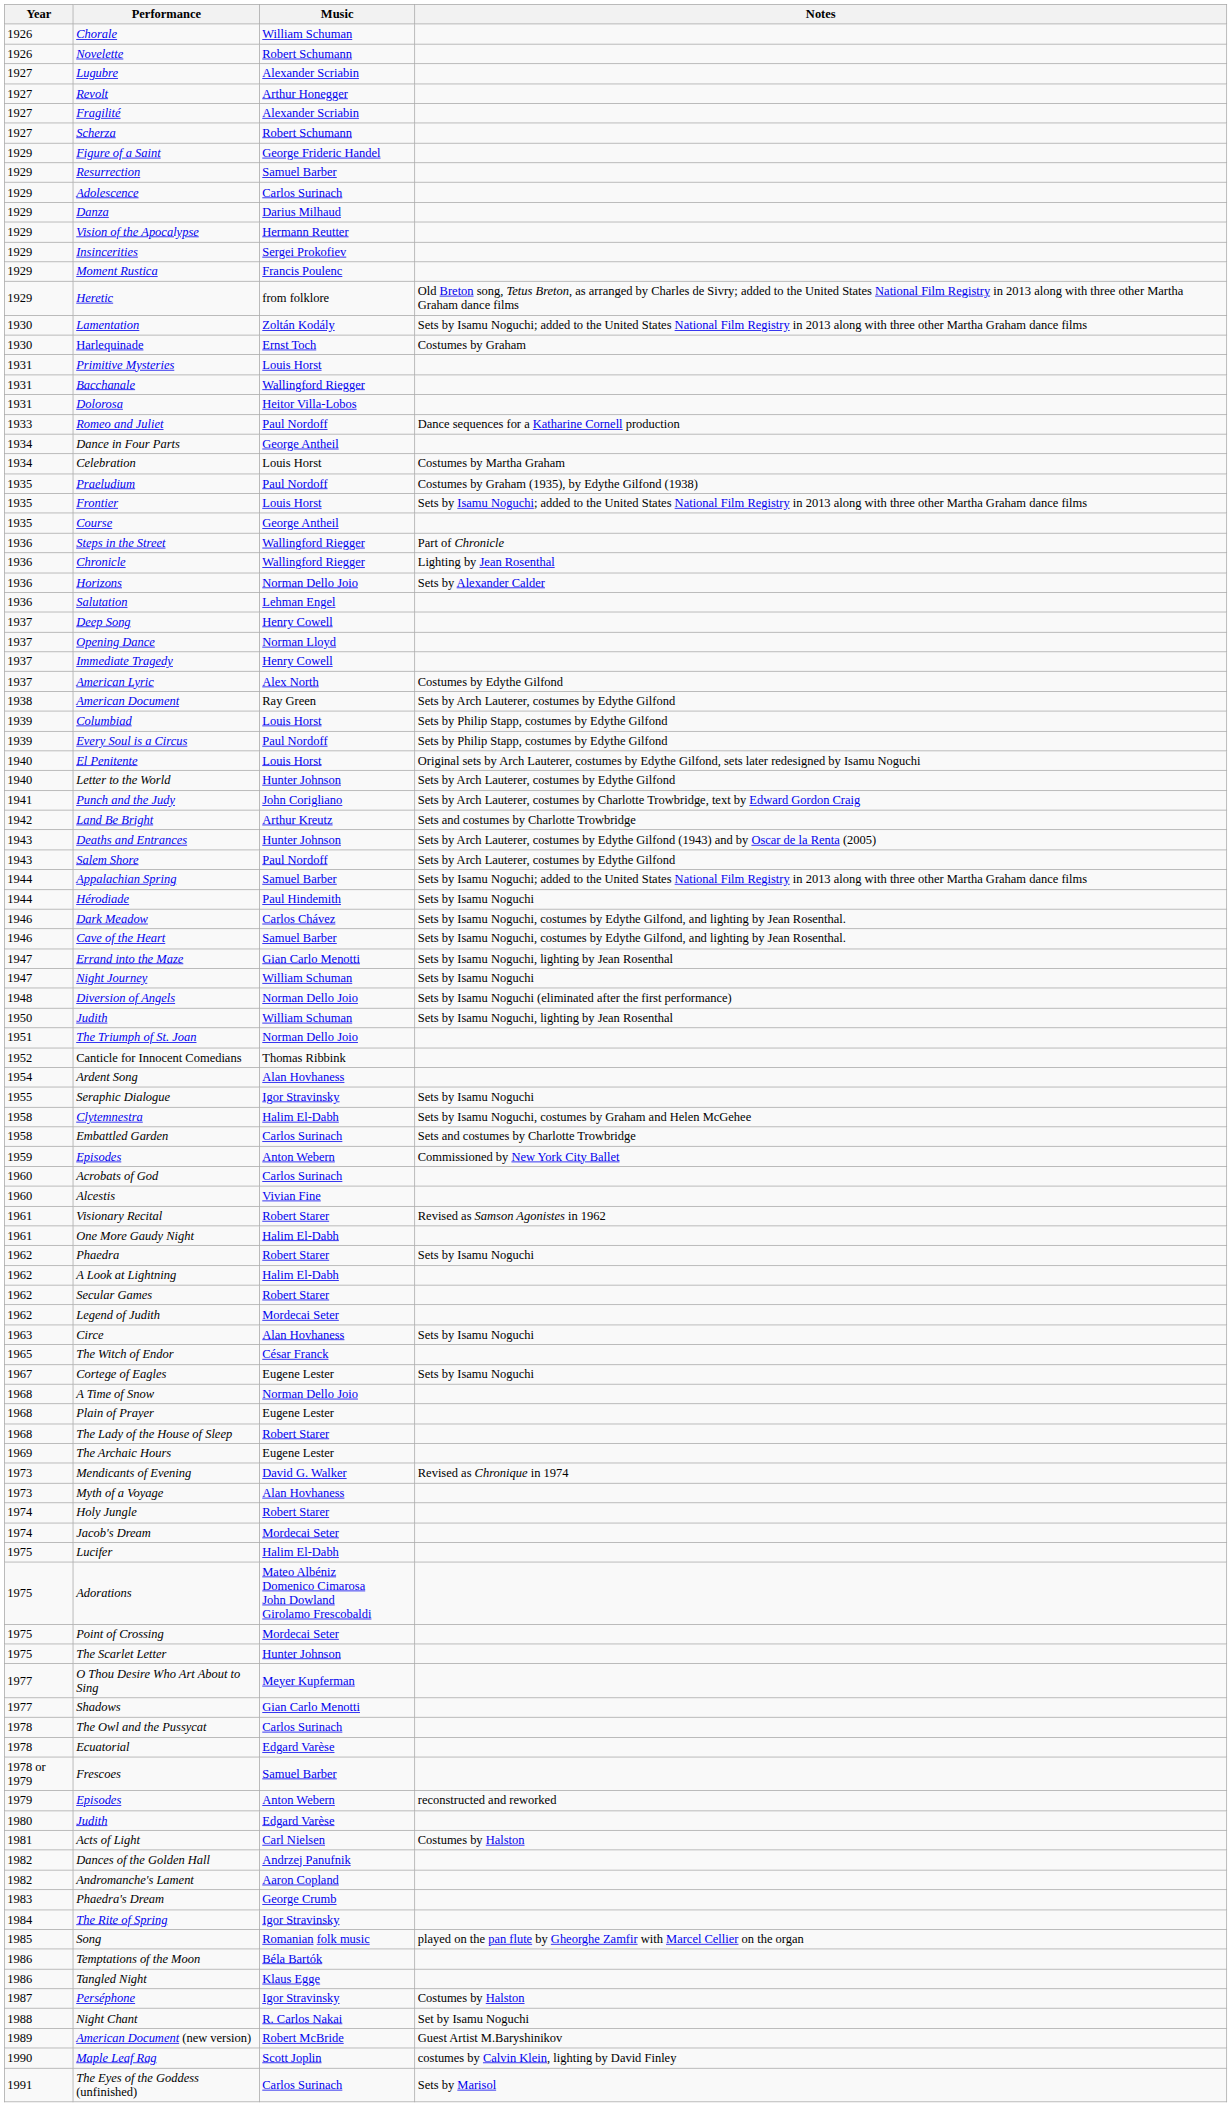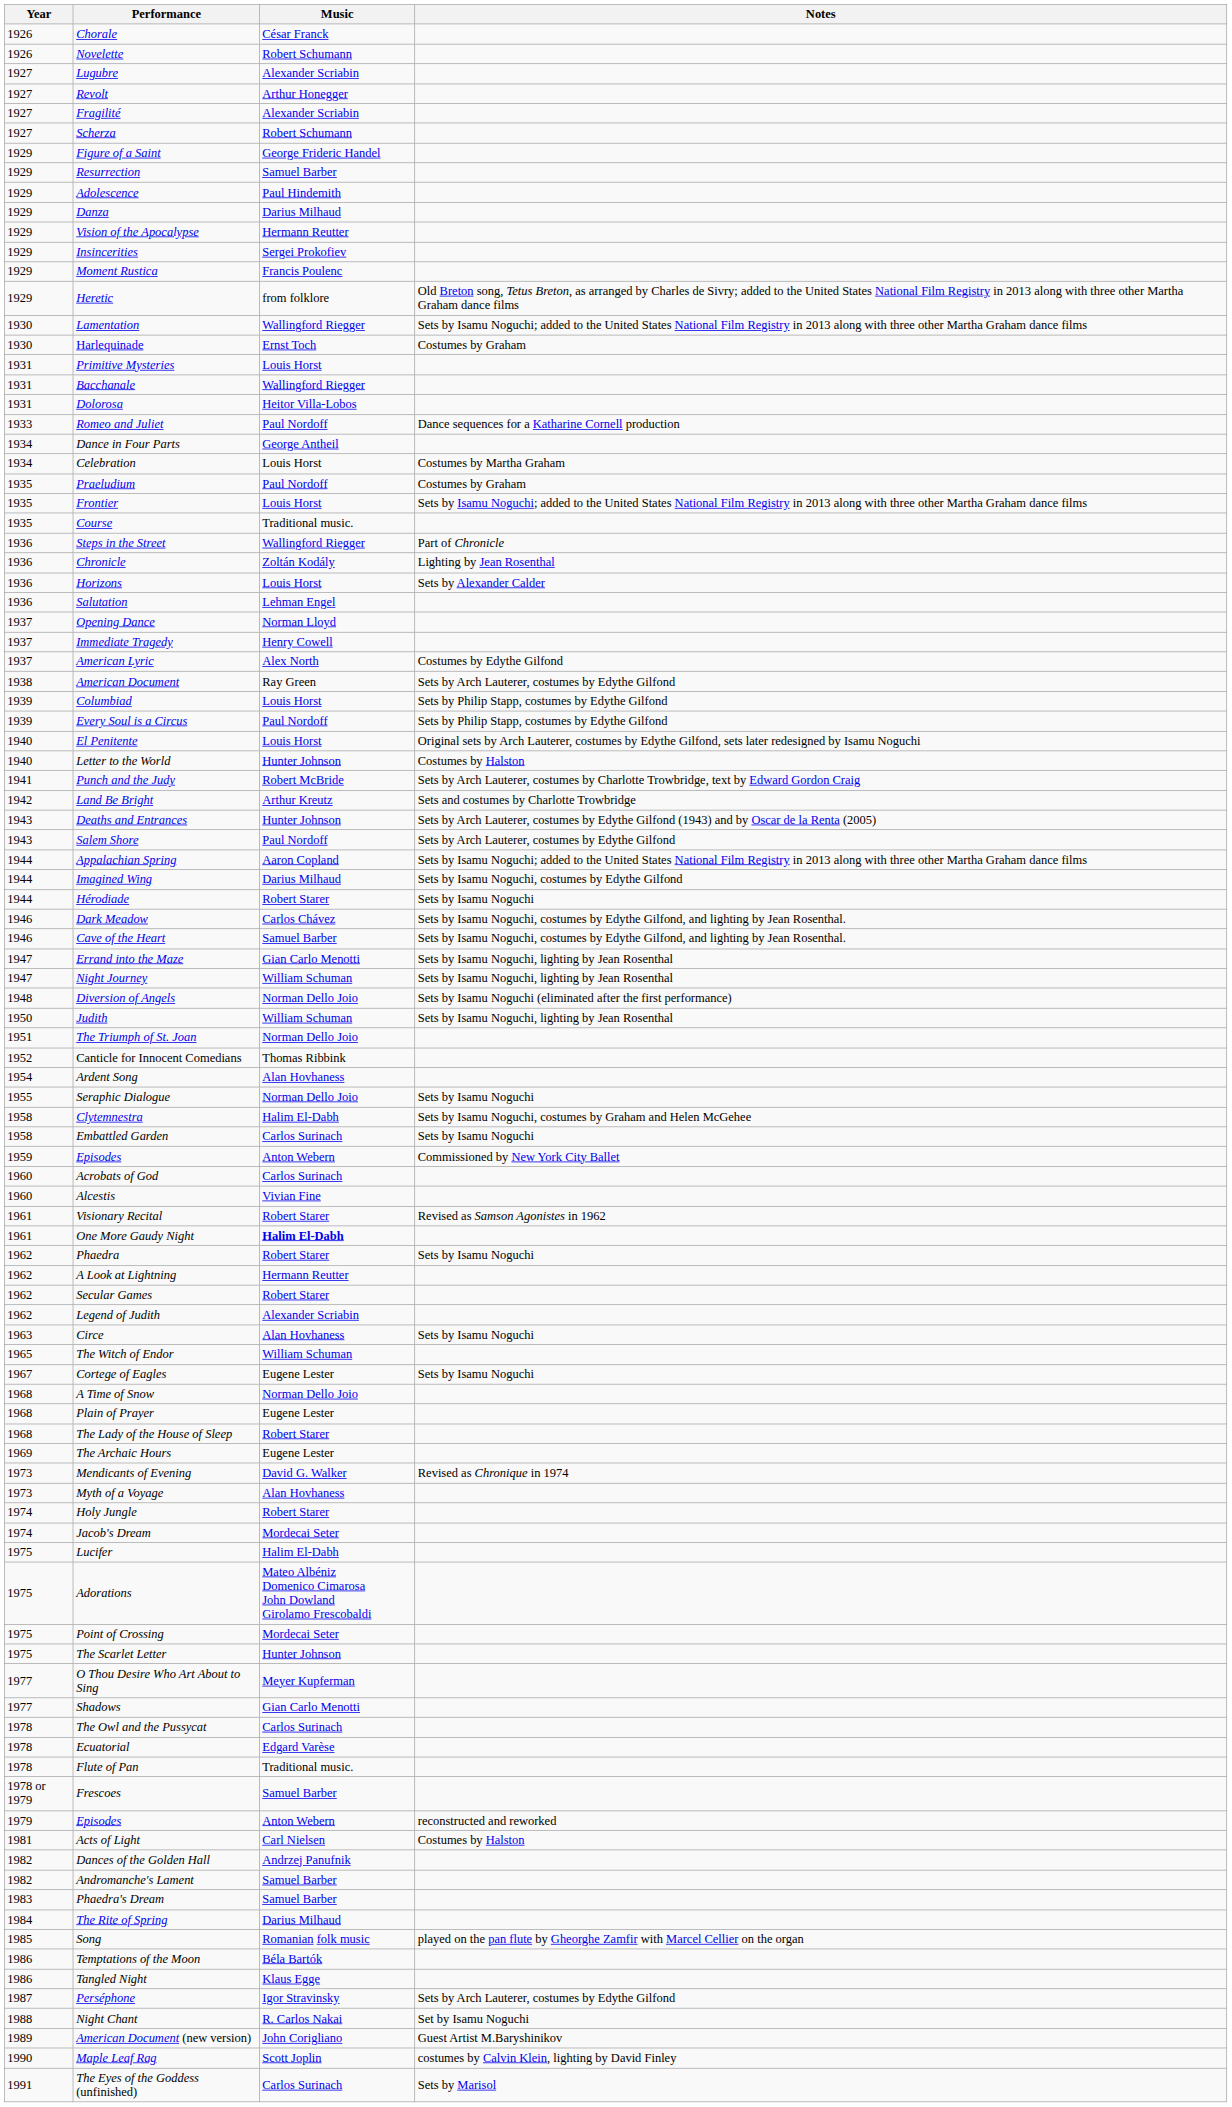(307, 34) William Schuman -> (295, 34) César Franck
(302, 192) Carlos Surinach -> (302, 192) Paul Hindemith
(298, 325) Zoltán Kodály -> (314, 325) Wallingford Riegger
(558, 483) Costumes by Graham (1935), by Edythe Gilfond (1938) -> (472, 483) Costumes by Graham
(300, 523) George Antheil -> (308, 523) Traditional music.
(314, 562) Wallingford Riegger -> (298, 562) Zoltán Kodály
(310, 582) Norman Dello Joio -> (292, 582) Louis Horst
- row: (20, 622)
(546, 780) Sets by Arch Lauterer, costumes by Edythe Gilfond -> (471, 760) Costumes by Halston
(302, 800) John Corigliano -> (303, 780) Robert McBride
(300, 879) Samuel Barber -> (301, 859) Aaron Copland
+ row: (20, 879)
(302, 899) Paul Hindemith -> (296, 899) Robert Starer
(476, 978) Sets by Isamu Noguchi -> (545, 978) Sets by Isamu Noguchi, lighting by Jean Rosenthal
(301, 1097) Igor Stravinsky -> (310, 1097) Norman Dello Joio
(527, 1136) Sets and costumes by Charlotte Trowbridge -> (476, 1136) Sets by Isamu Noguchi
(301, 1235) normal -> (303, 1235) bold
(301, 1275) Halim El-Dabh -> (305, 1275) Hermann Reutter
(301, 1314) Mordecai Seter -> (311, 1314) Alexander Scriabin
(295, 1354) César Franck -> (307, 1354) William Schuman
+ row: (20, 1766)
- row: (20, 1820)
(301, 1879) Aaron Copland -> (300, 1879) Samuel Barber
(299, 1899) George Crumb -> (300, 1899) Samuel Barber
(301, 1919) Igor Stravinsky -> (302, 1919) Darius Milhaud
(471, 1998) Costumes by Halston -> (546, 1998) Sets by Arch Lauterer, costumes by Edythe Gilfond
(303, 2038) Robert McBride -> (302, 2038) John Corigliano
